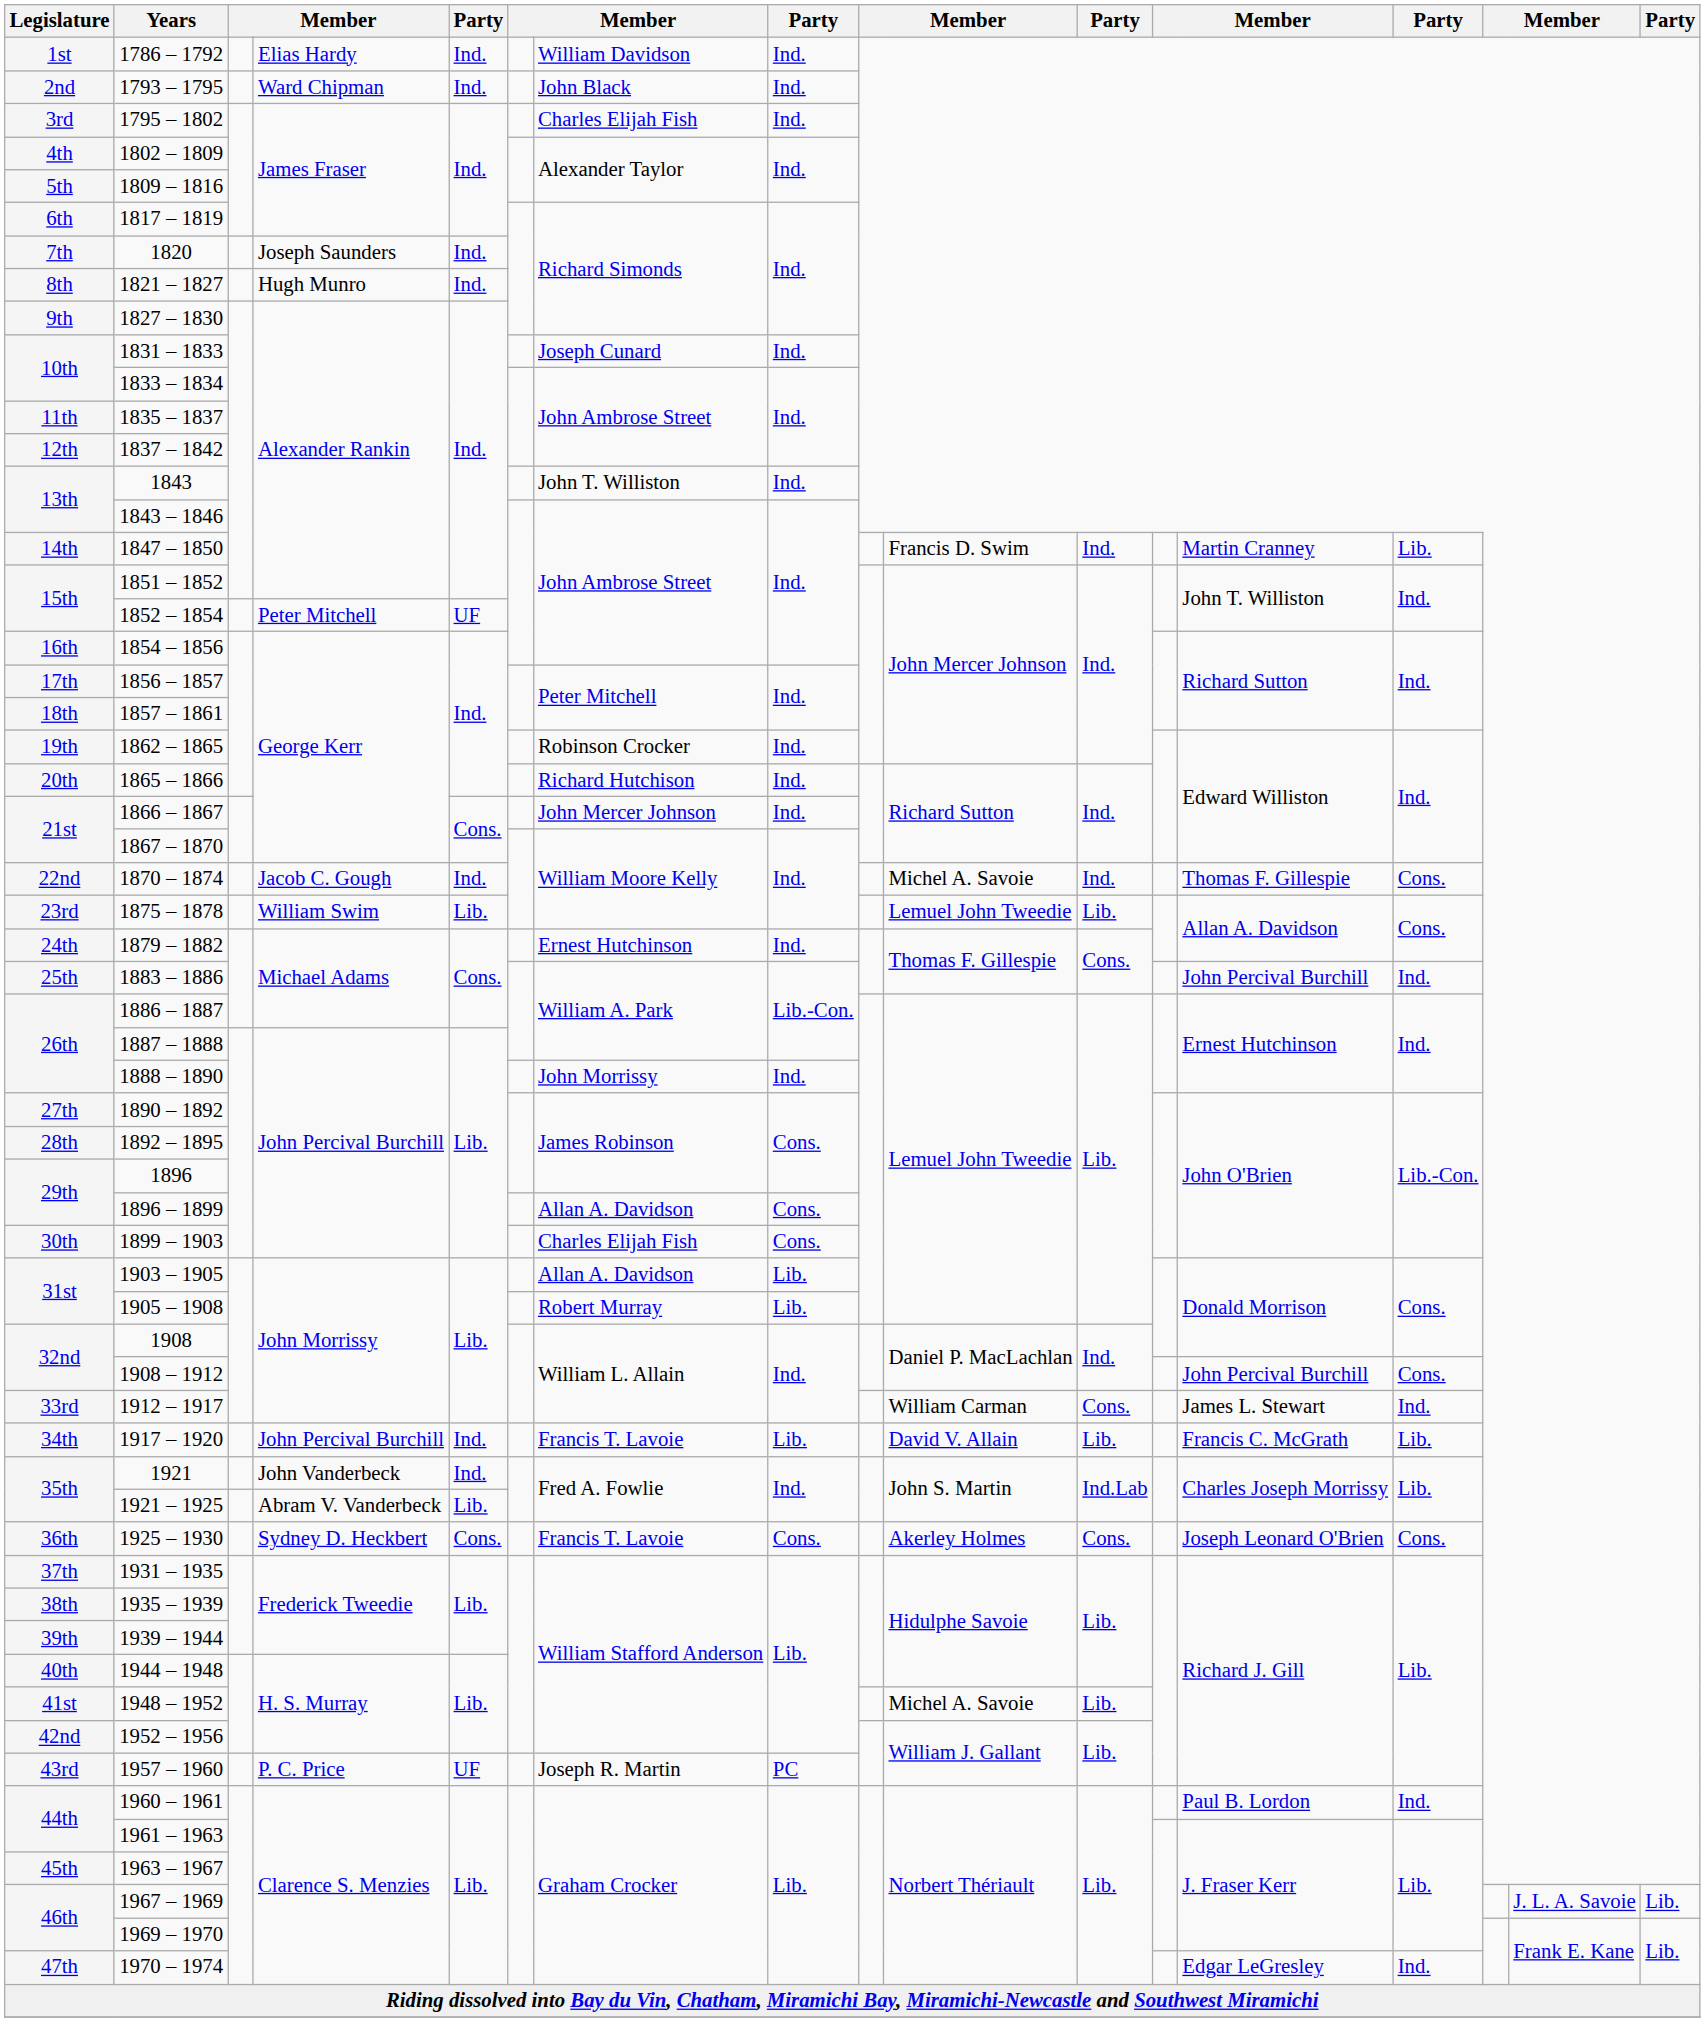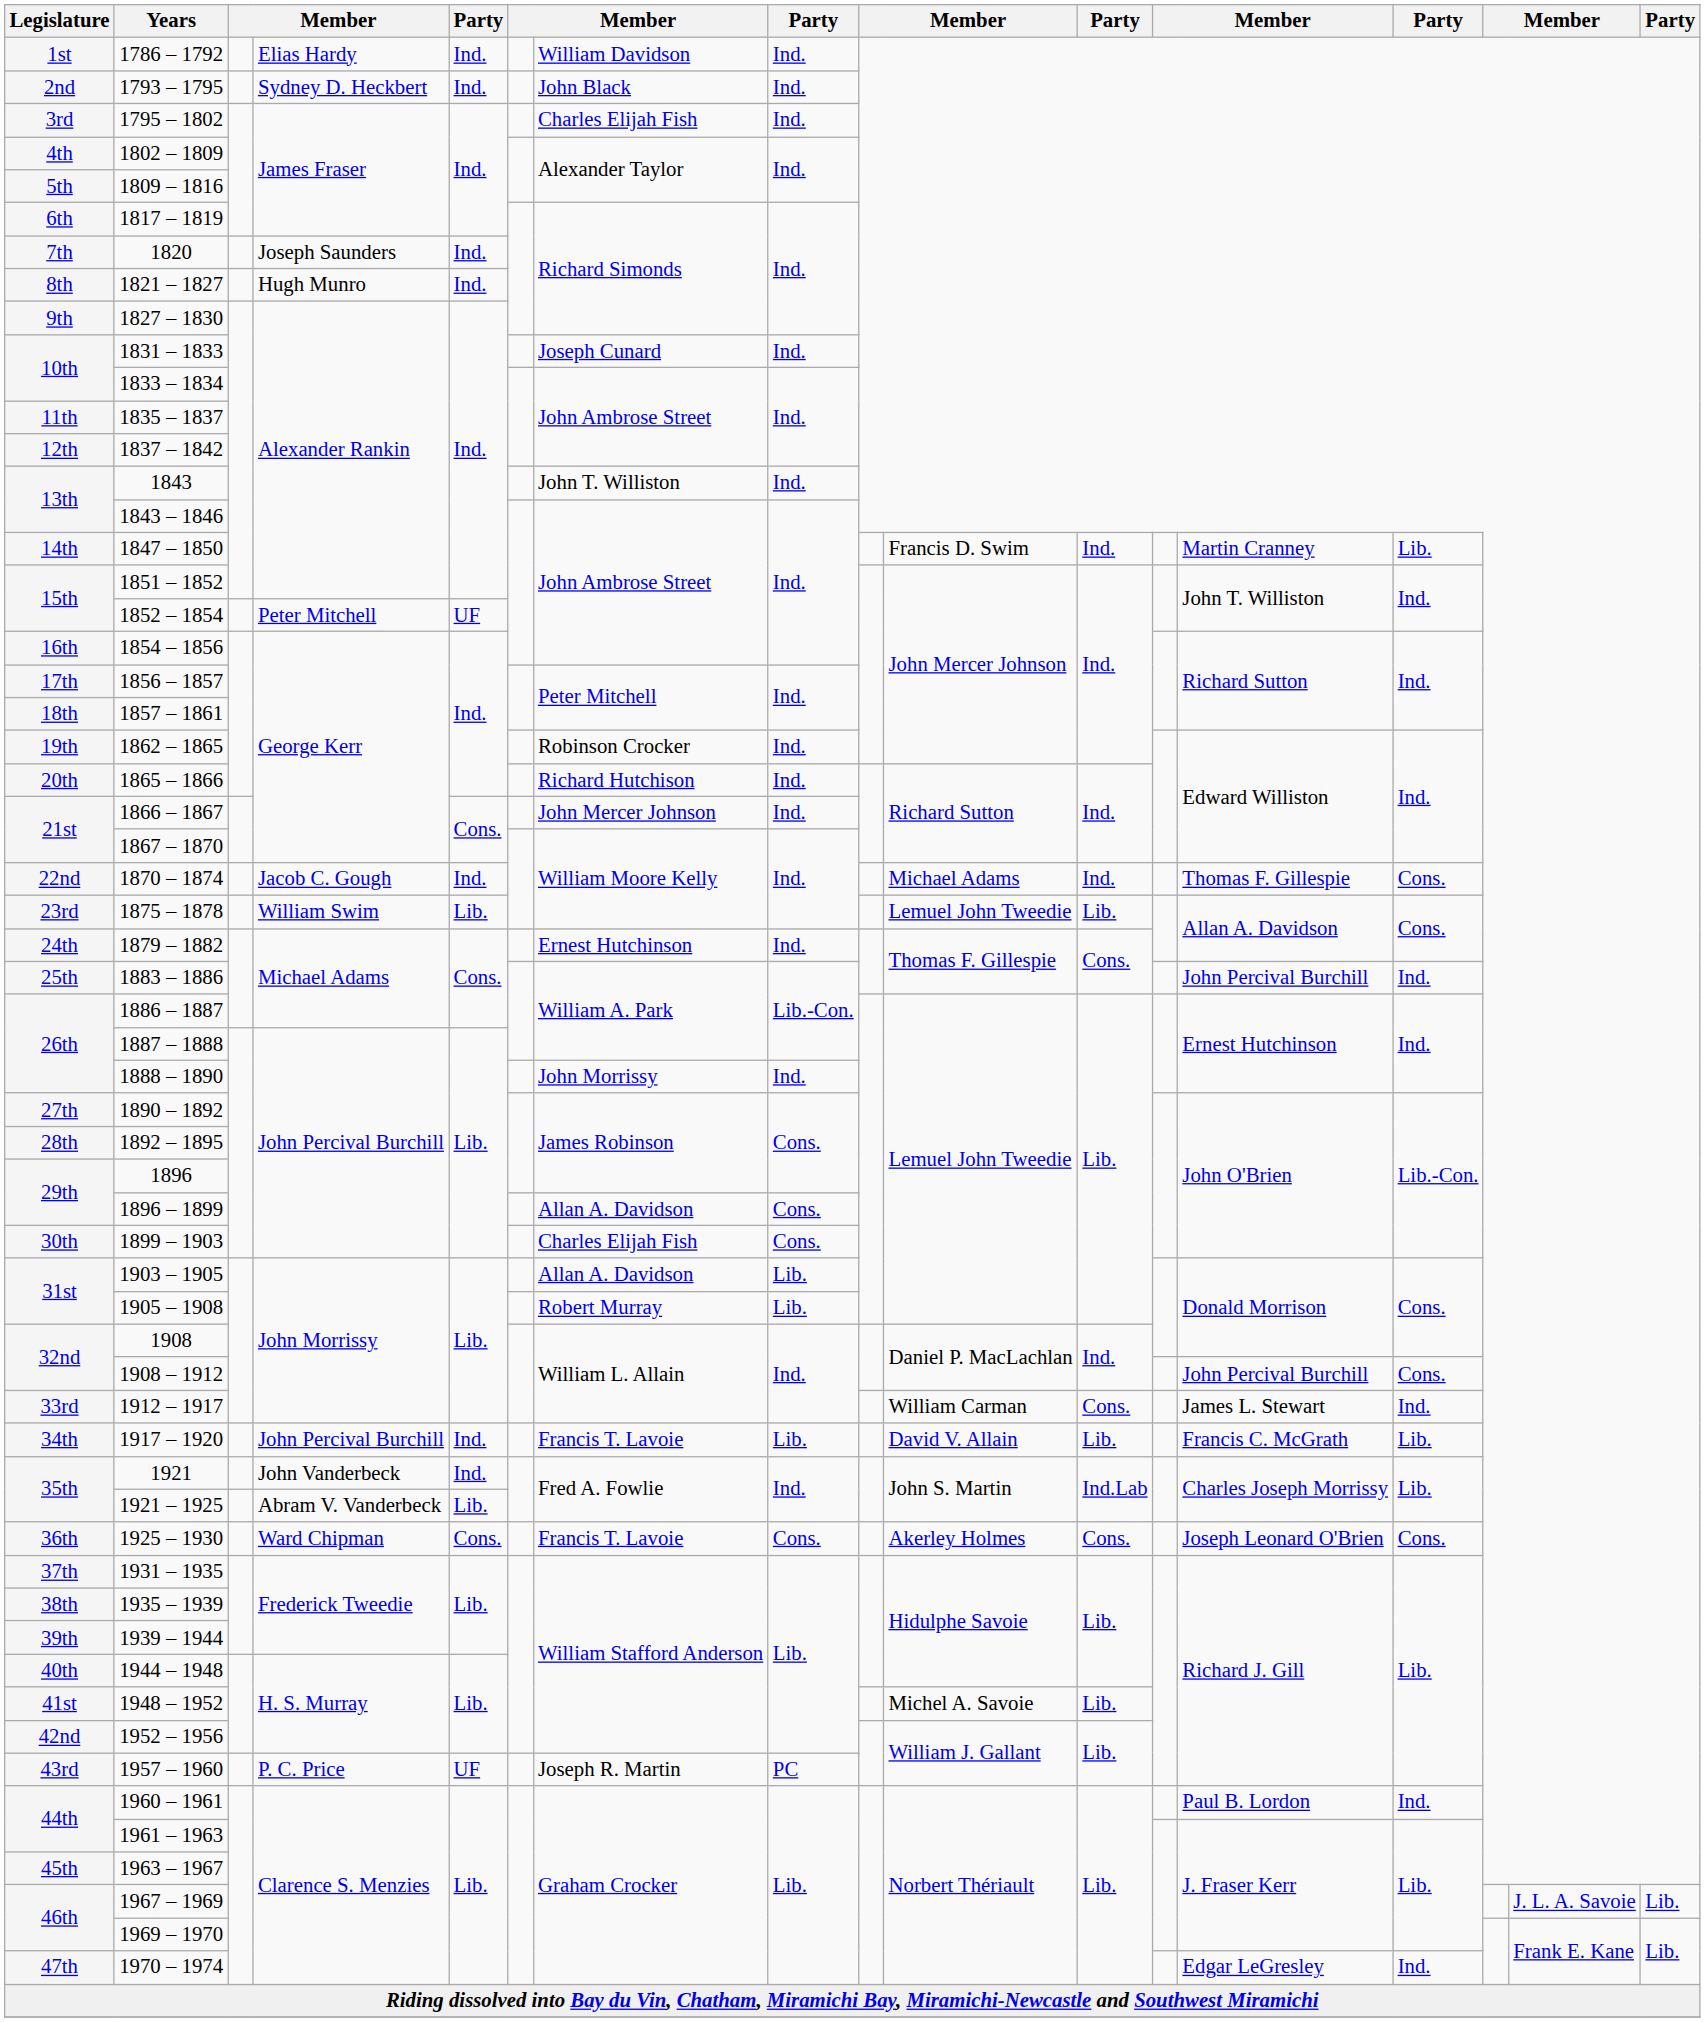(321, 86) Ward Chipman -> (343, 86) Sydney D. Heckbert
(961, 878) Michel A. Savoie -> (954, 878) Michael Adams
(343, 1538) Sydney D. Heckbert -> (321, 1538) Ward Chipman
